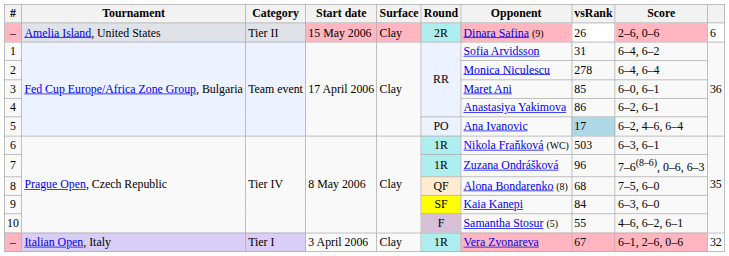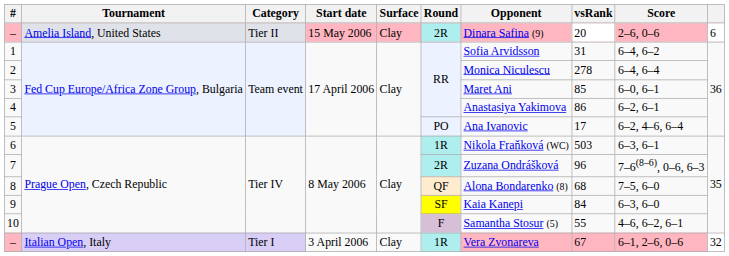(580, 32) 26 -> (580, 32) 20
(580, 126) lightblue background -> (580, 126) no background
(441, 165) 1R -> (441, 165) 2R
